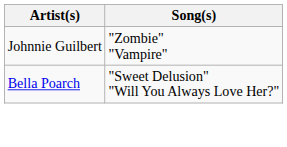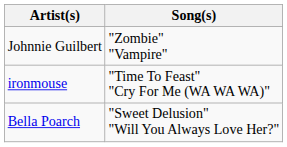+ row: (37, 84)
